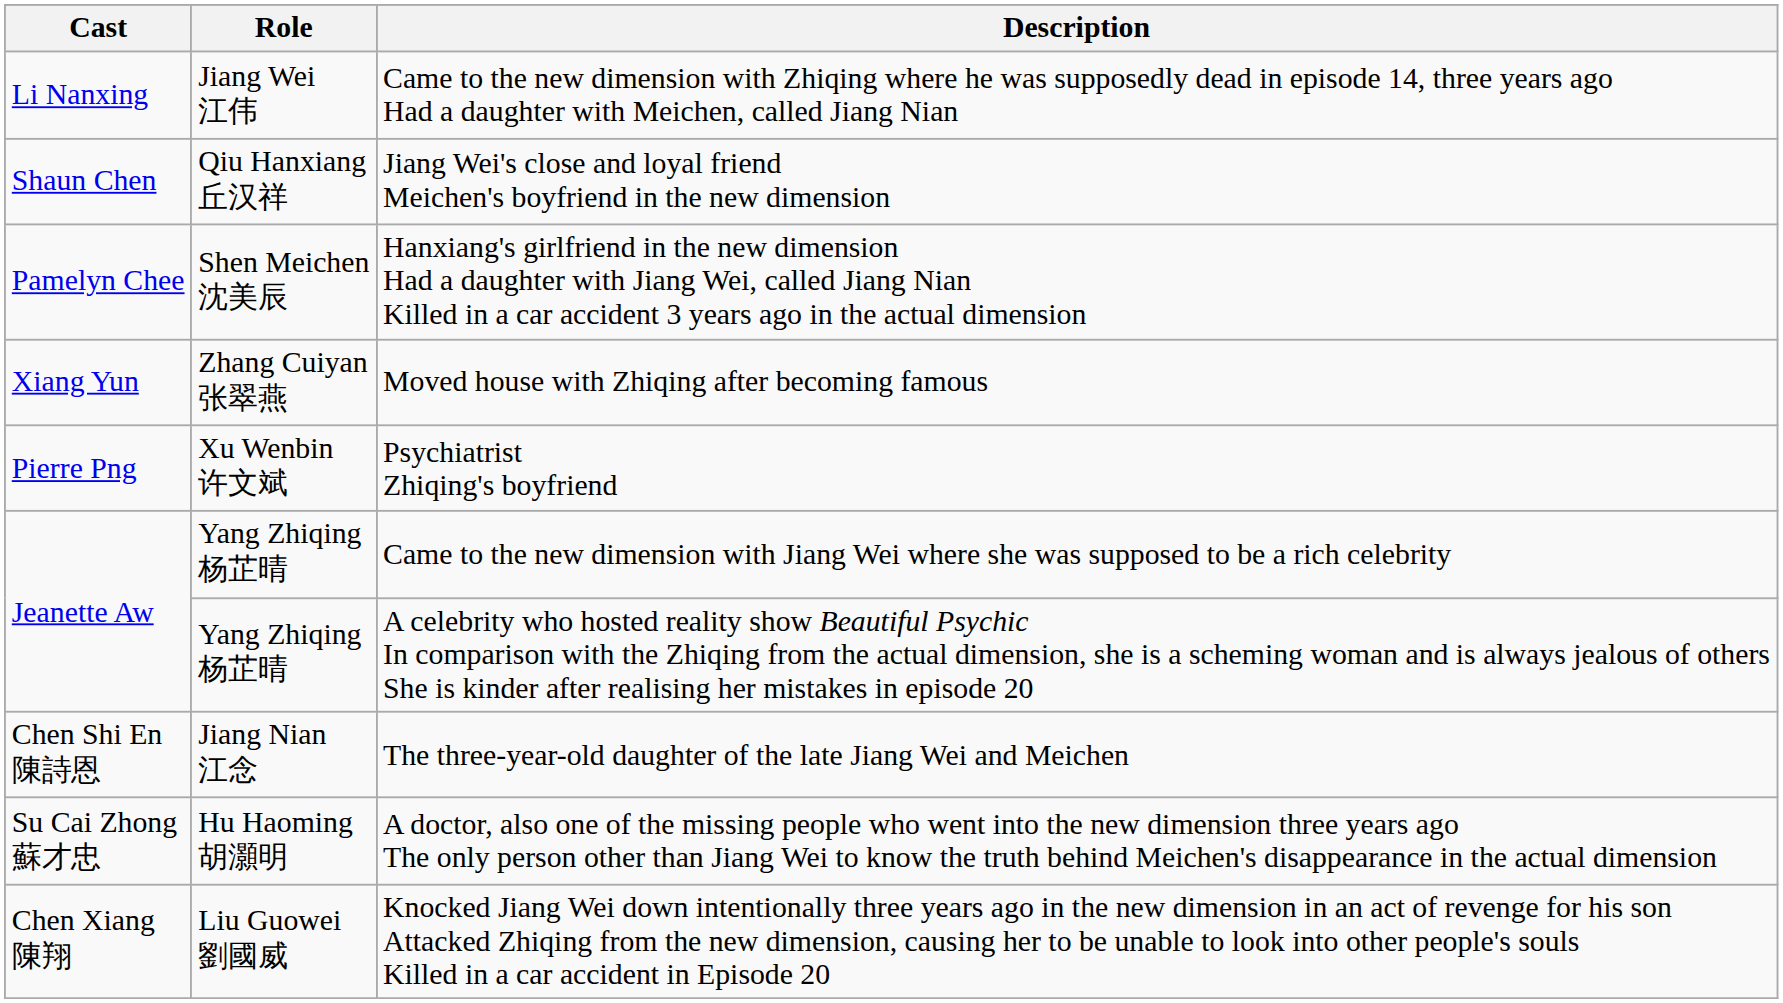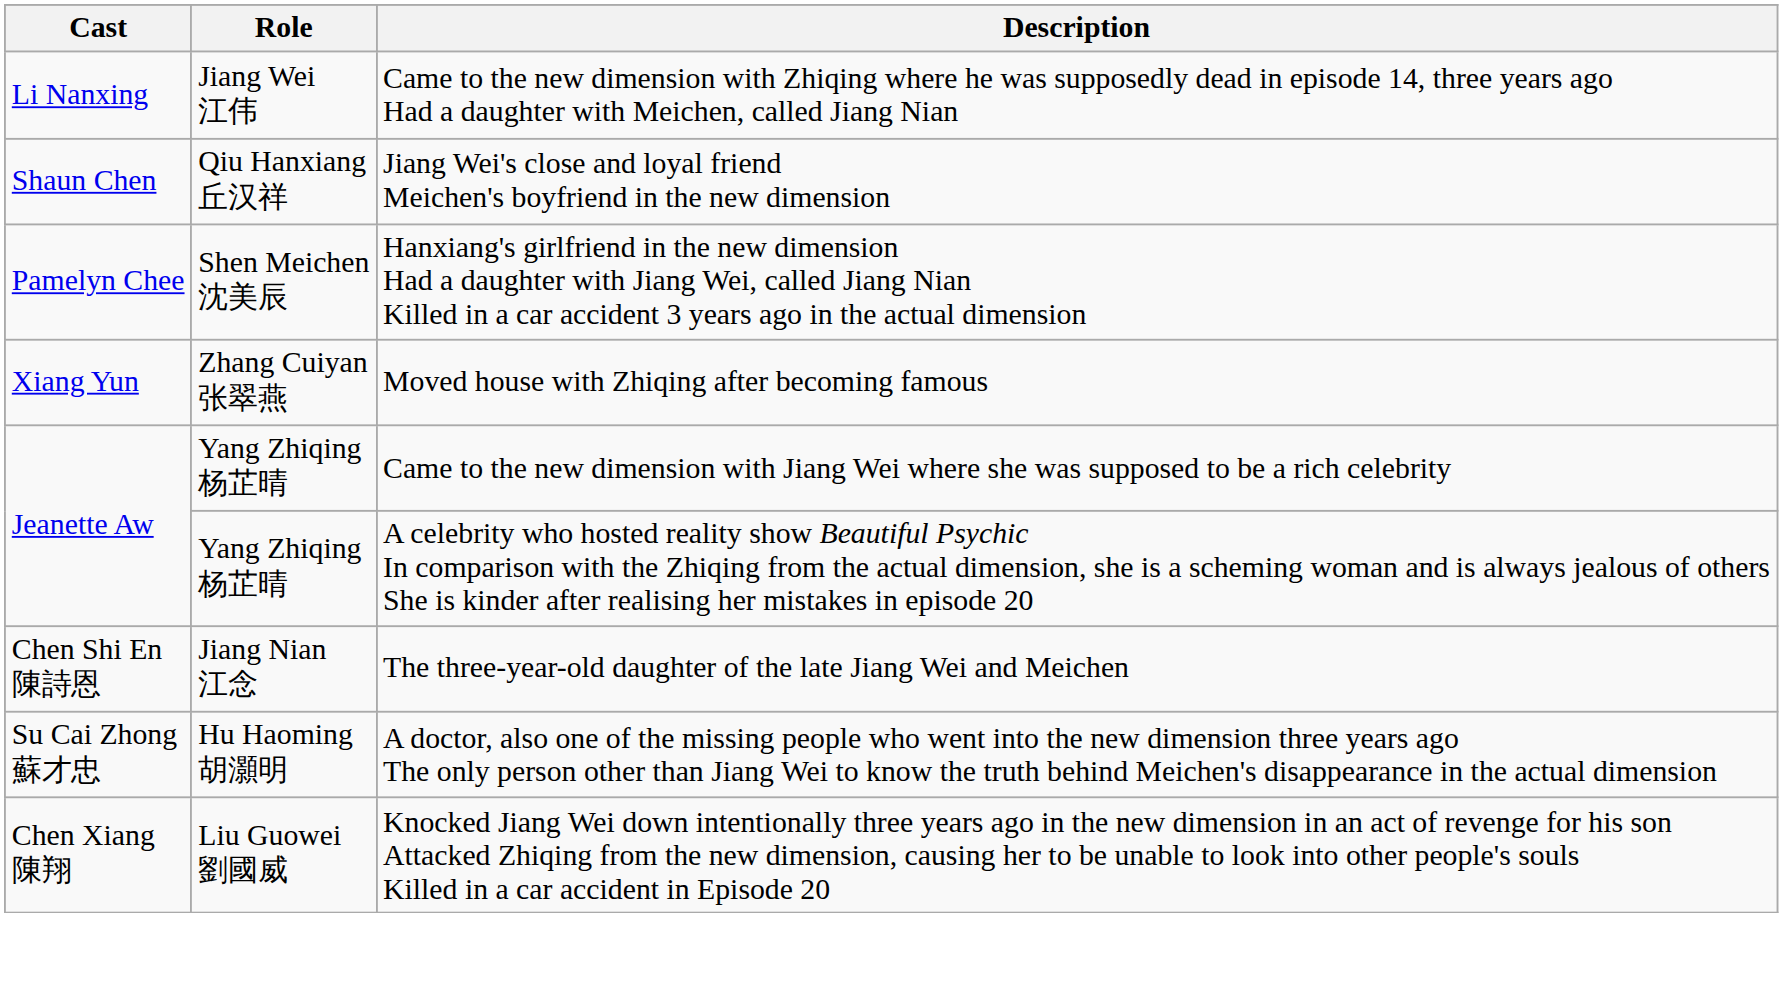- row: (500, 467)
